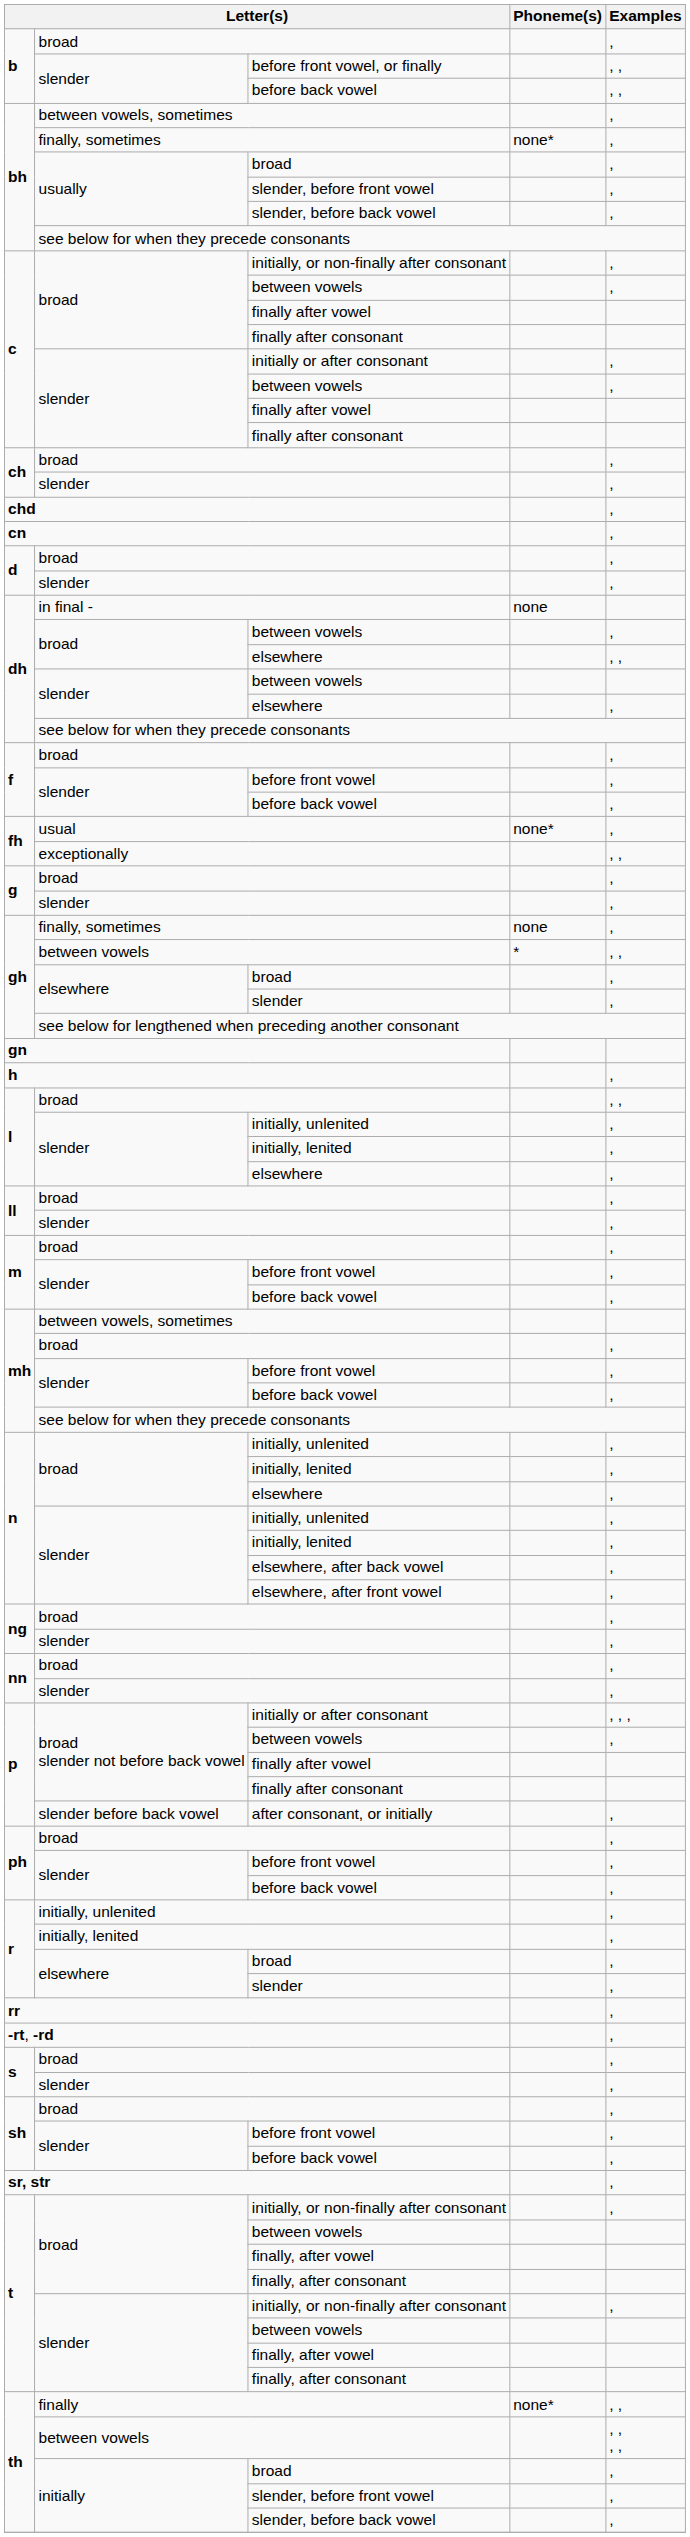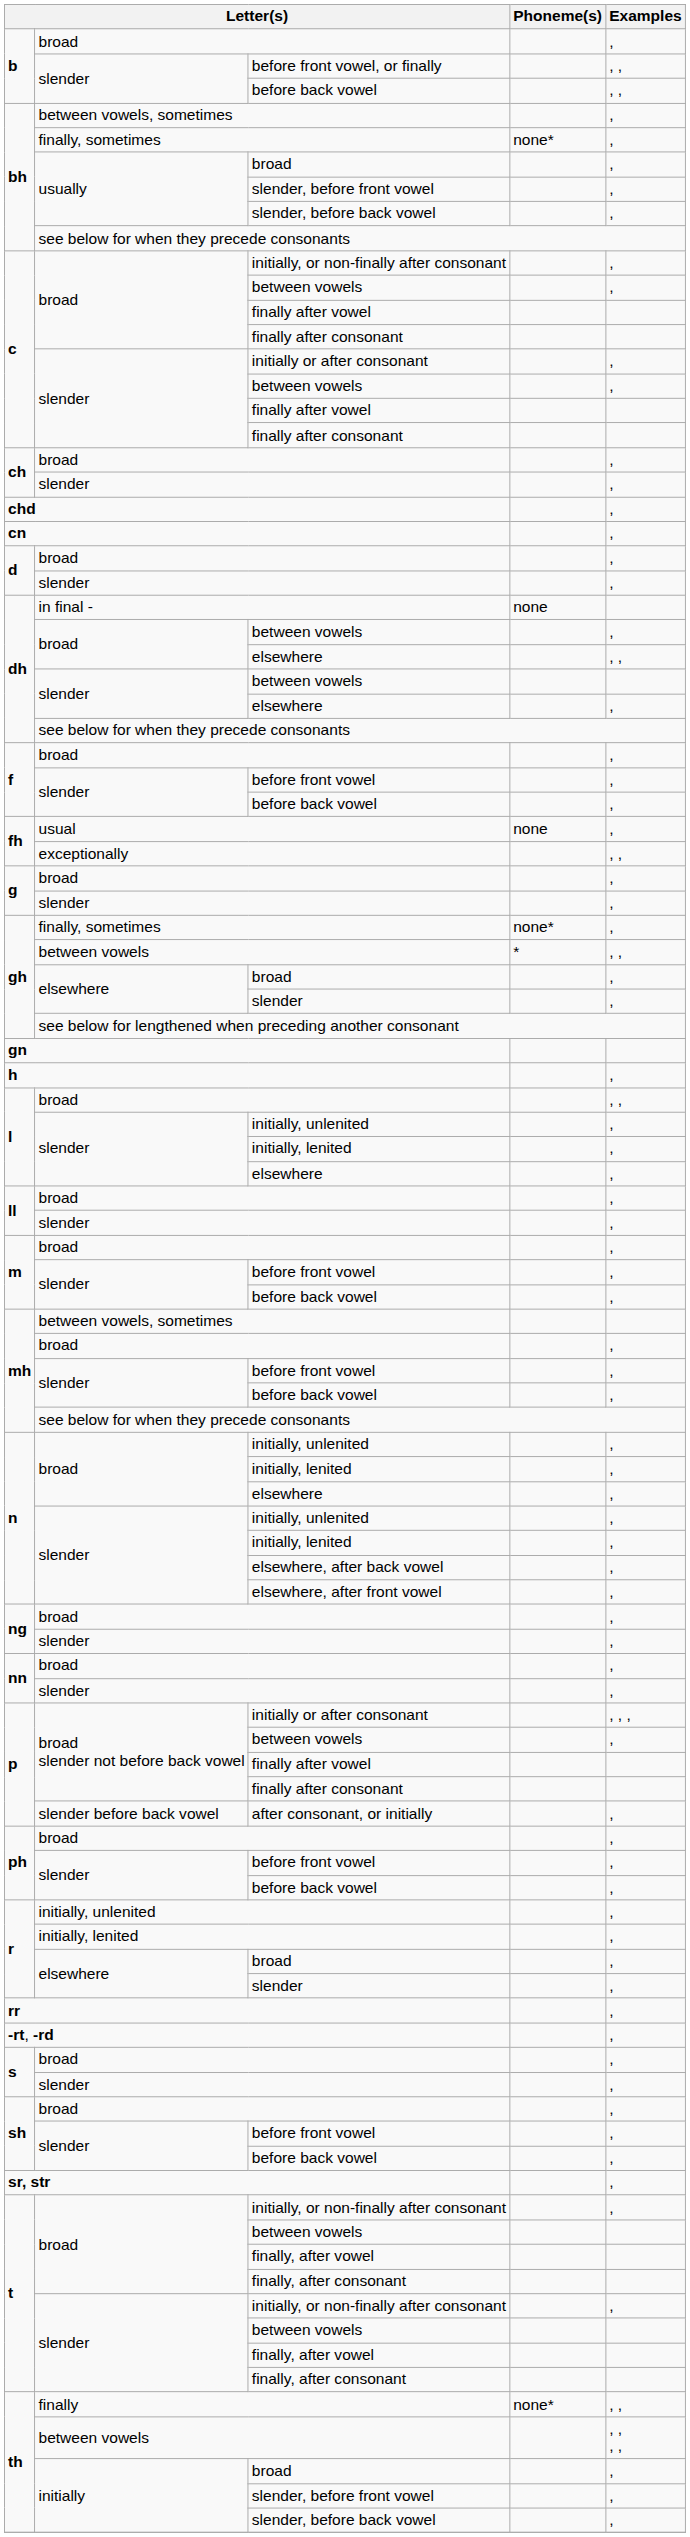(533, 829) none* -> (530, 829) none
(530, 927) none -> (533, 927) none*
